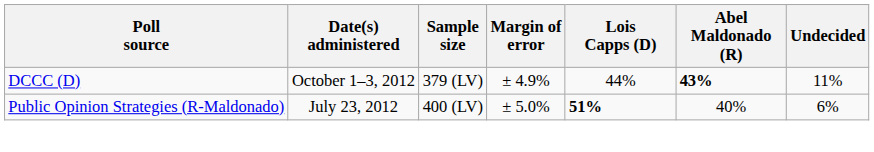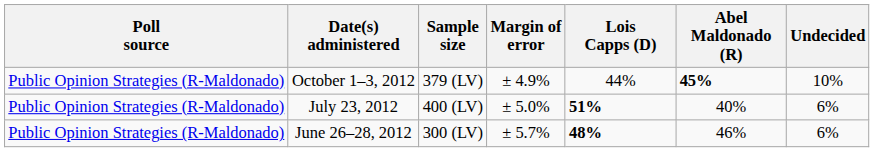(44, 80) DCCC (D) -> (146, 80) Public Opinion Strategies (R-Maldonado)
(696, 80) 43% -> (696, 80) 45%
(828, 80) 11% -> (828, 80) 10%
+ row: (353, 133)
